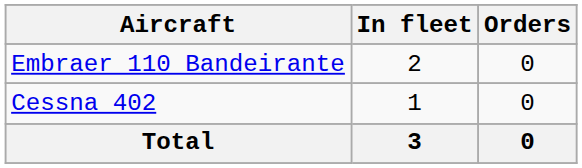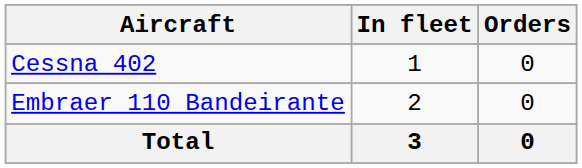rows swapped: (84, 103) <-> (178, 64)
